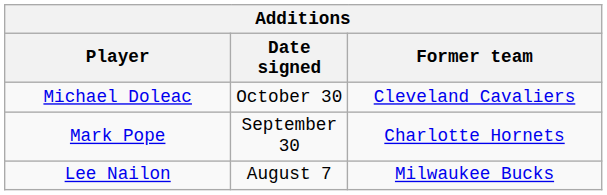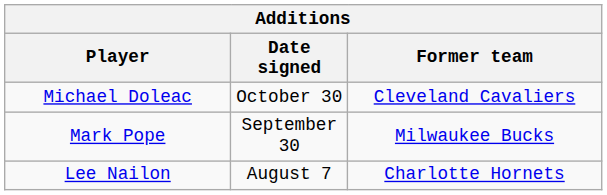(475, 136) Charlotte Hornets -> (475, 136) Milwaukee Bucks
(475, 175) Milwaukee Bucks -> (475, 175) Charlotte Hornets
